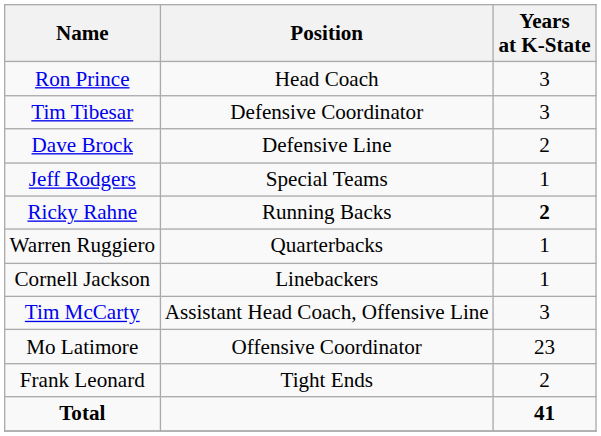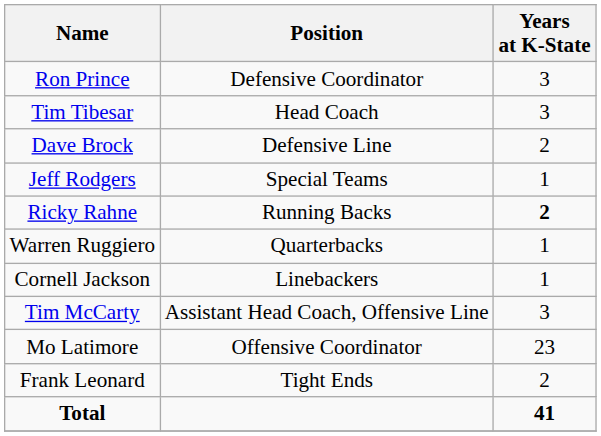(327, 78) Head Coach -> (327, 78) Defensive Coordinator
(327, 111) Defensive Coordinator -> (327, 111) Head Coach
